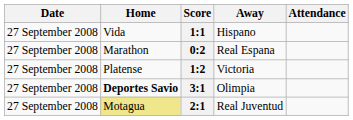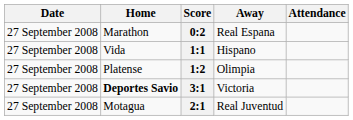rows swapped: (197, 50) <-> (197, 32)
(235, 69) Victoria -> (236, 69) Olimpia
(236, 87) Olimpia -> (235, 87) Victoria
(124, 106) khaki background -> (124, 106) no background
